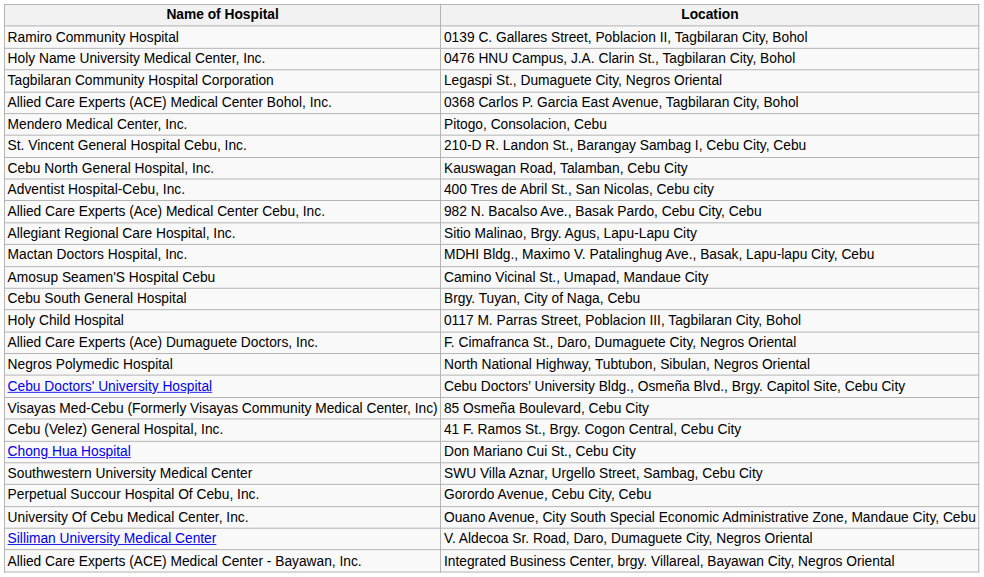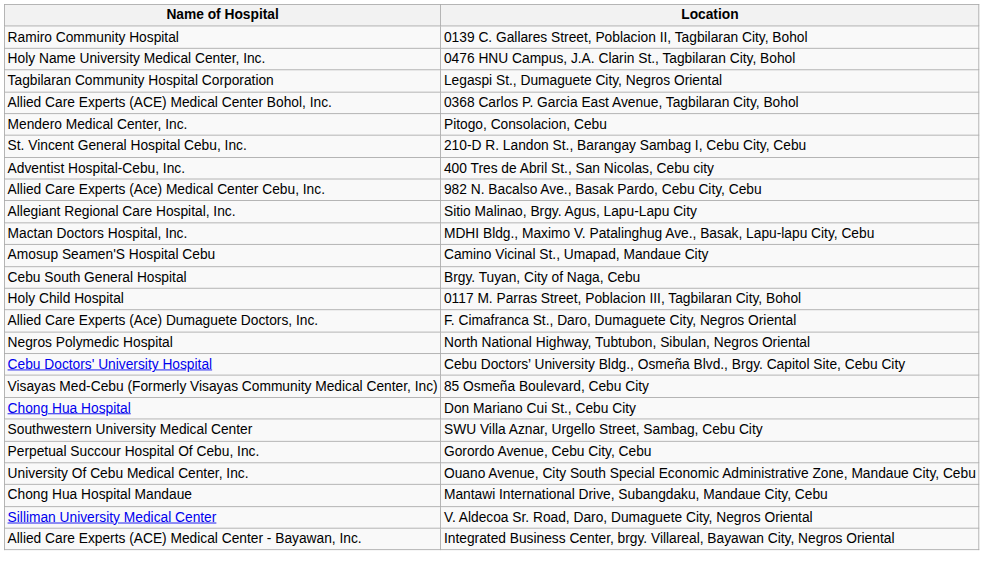- row: (111, 168)
- row: (115, 430)
+ row: (100, 495)
